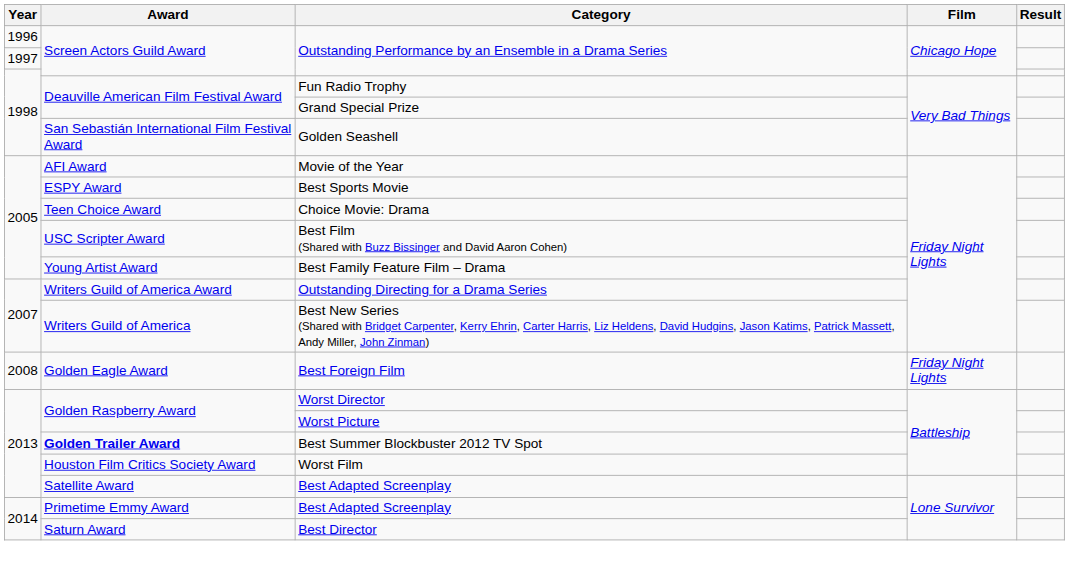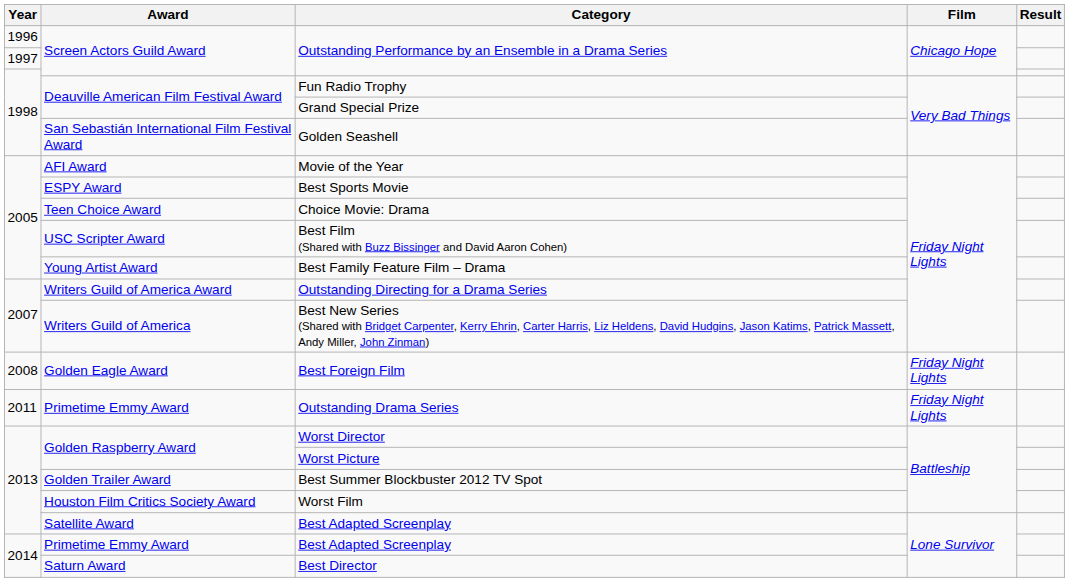+ row: (22, 407)
(112, 443) bold -> (107, 480) normal
